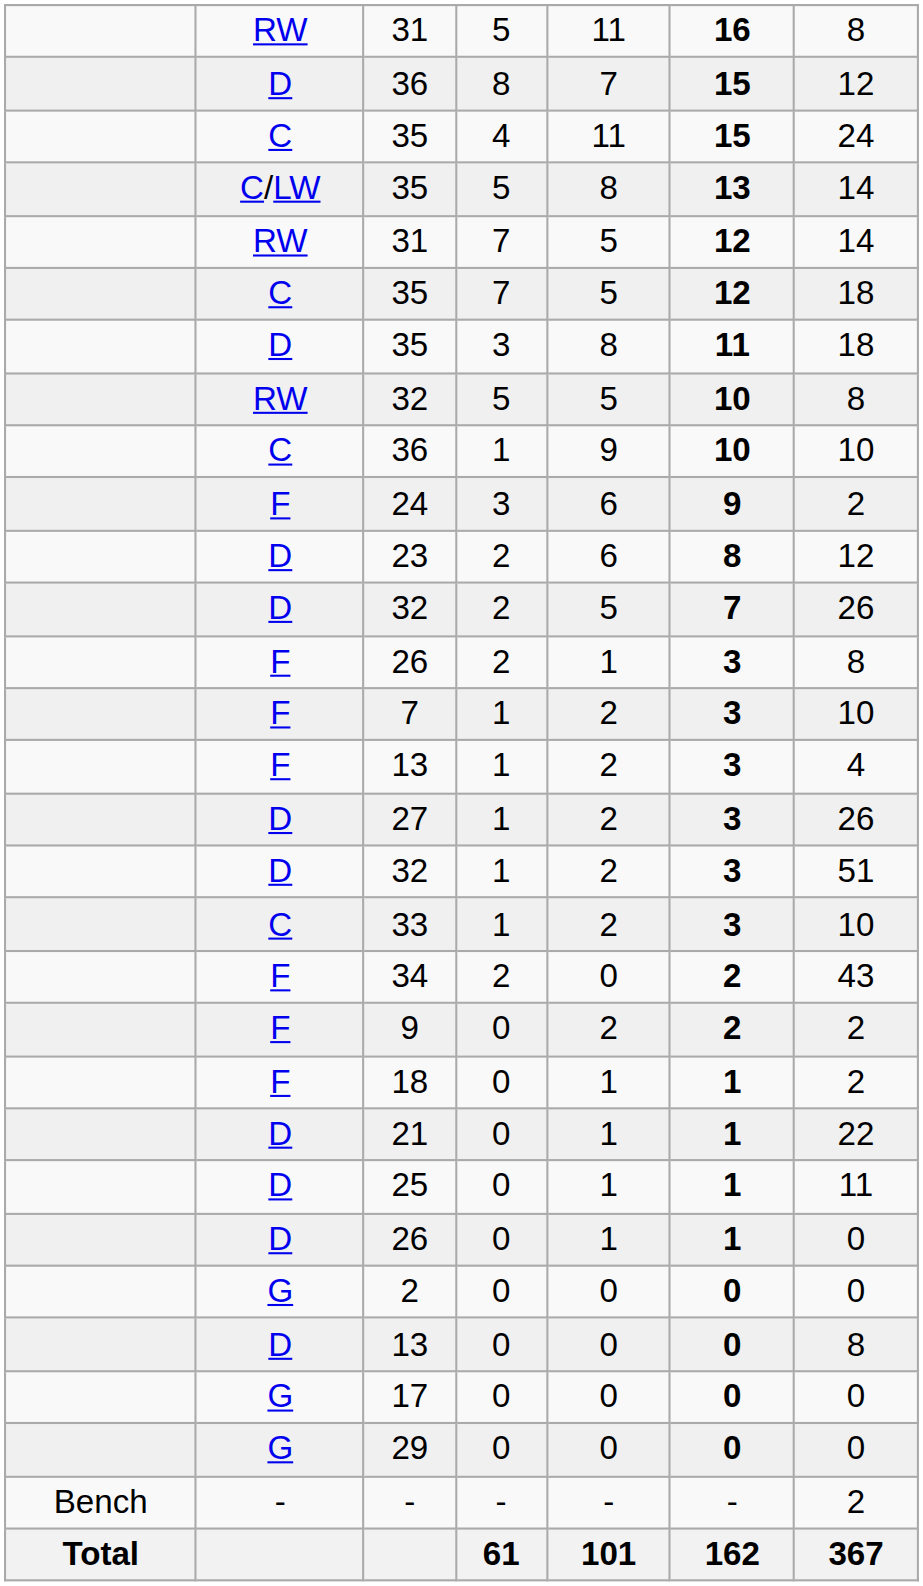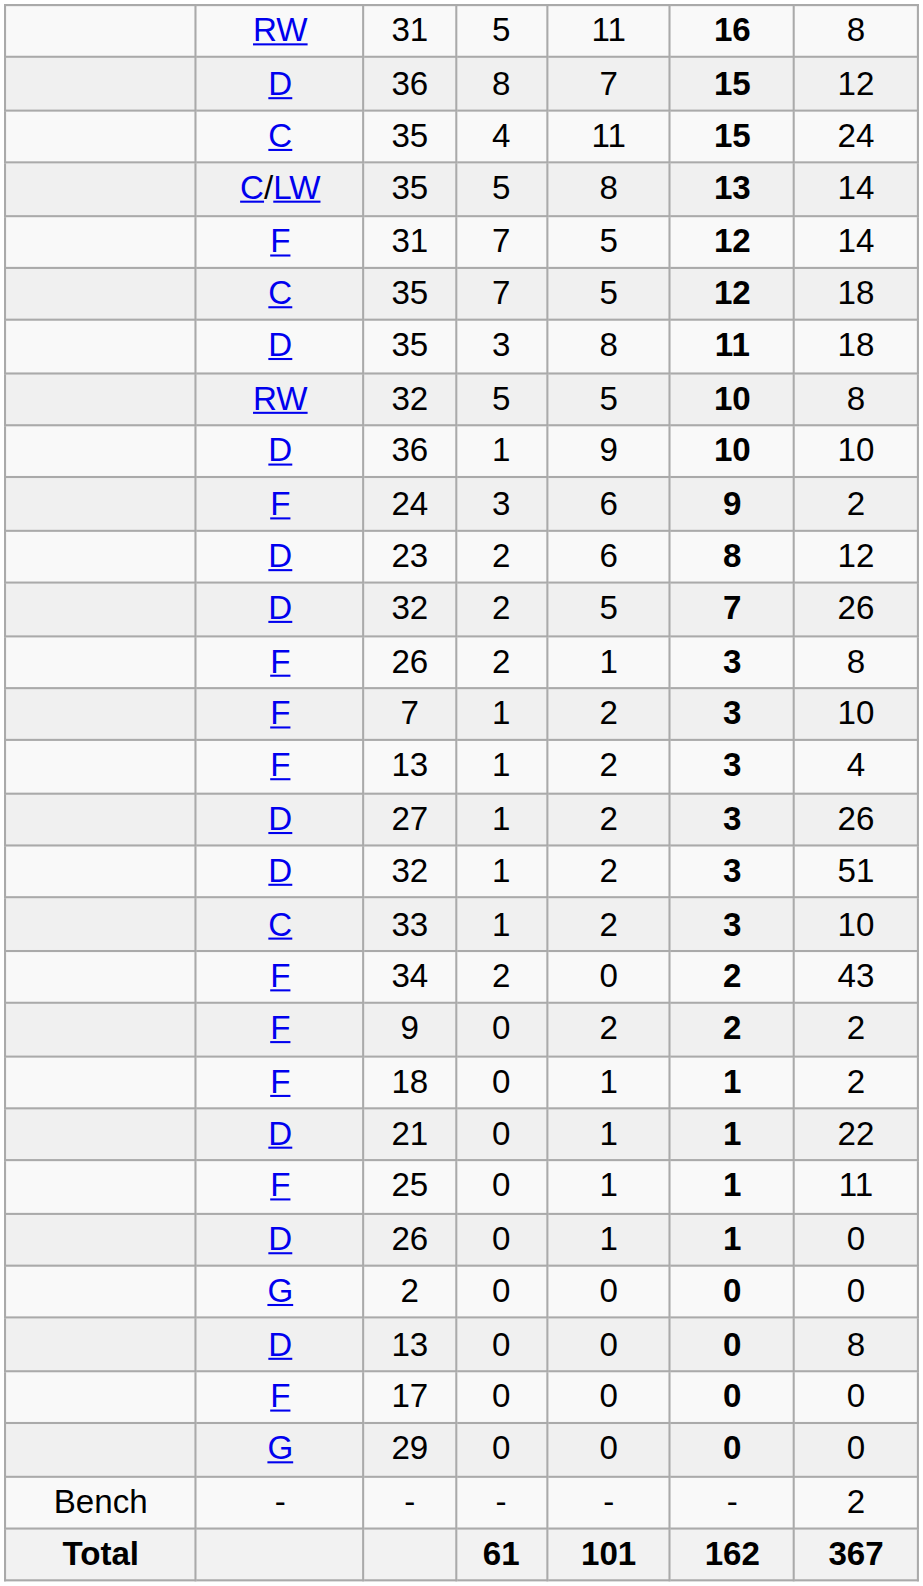(280, 240) RW -> (280, 240) F
(280, 450) C -> (280, 450) D
(280, 1186) D -> (280, 1186) F
(280, 1396) G -> (280, 1396) F
